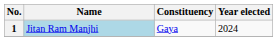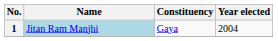(228, 28) 2024 -> (228, 28) 2004
